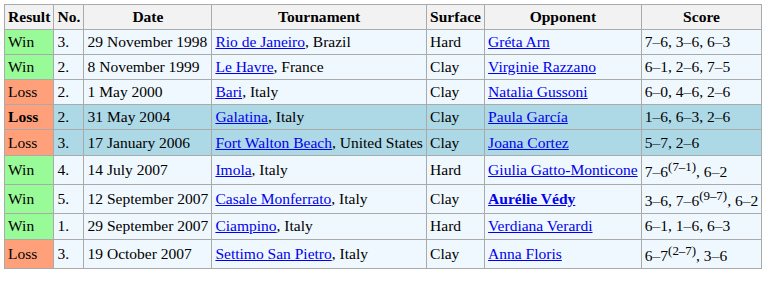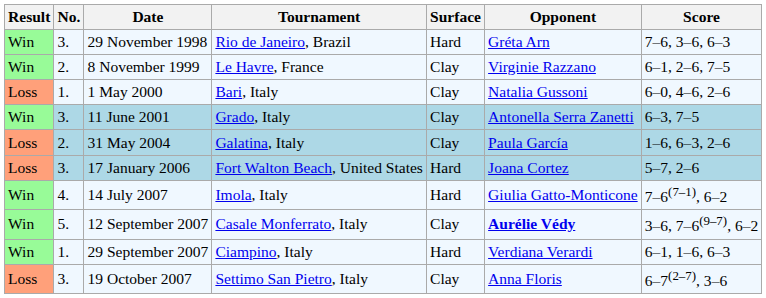(63, 92) 2. -> (63, 92) 1.
+ row: (129, 117)
(23, 117) bold -> (23, 142) normal
(445, 142) Clay -> (446, 167) Hard
